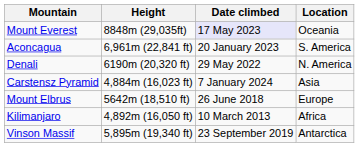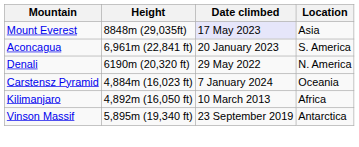(319, 30) Oceania -> (309, 30) Asia
(309, 82) Asia -> (319, 82) Oceania
- row: (39, 99)
